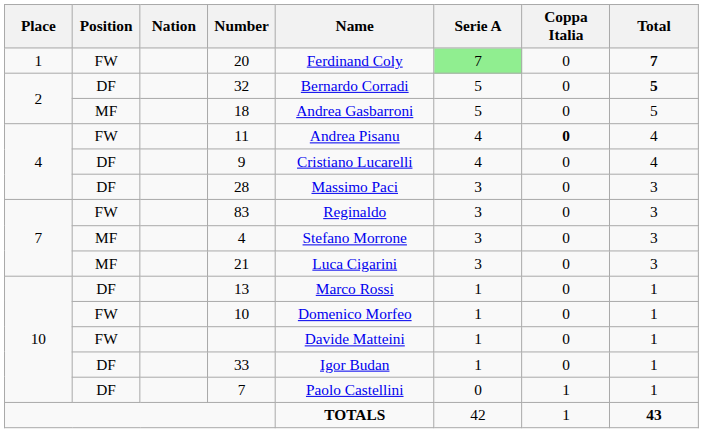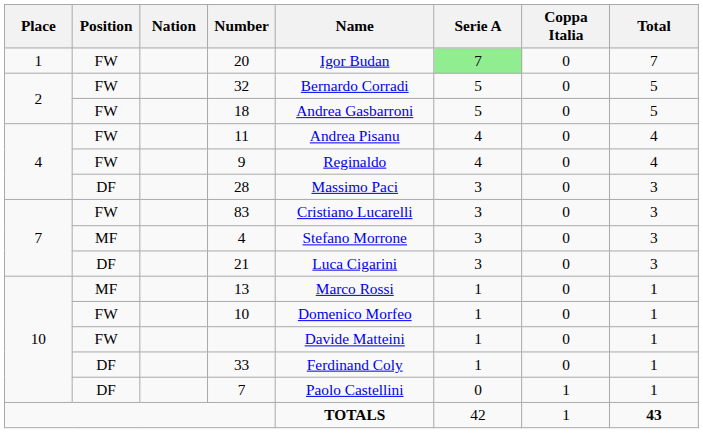(355, 60) Ferdinand Coly -> (355, 60) Igor Budan
(654, 60) bold -> (654, 60) normal
(106, 86) DF -> (106, 86) FW
(654, 86) bold -> (654, 86) normal
(106, 111) MF -> (106, 111) FW
(566, 136) bold -> (566, 136) normal
(106, 162) DF -> (106, 162) FW
(355, 162) Cristiano Lucarelli -> (355, 162) Reginaldo
(355, 212) Reginaldo -> (355, 212) Cristiano Lucarelli
(106, 263) MF -> (106, 263) DF
(106, 288) DF -> (106, 288) MF
(355, 364) Igor Budan -> (355, 364) Ferdinand Coly
